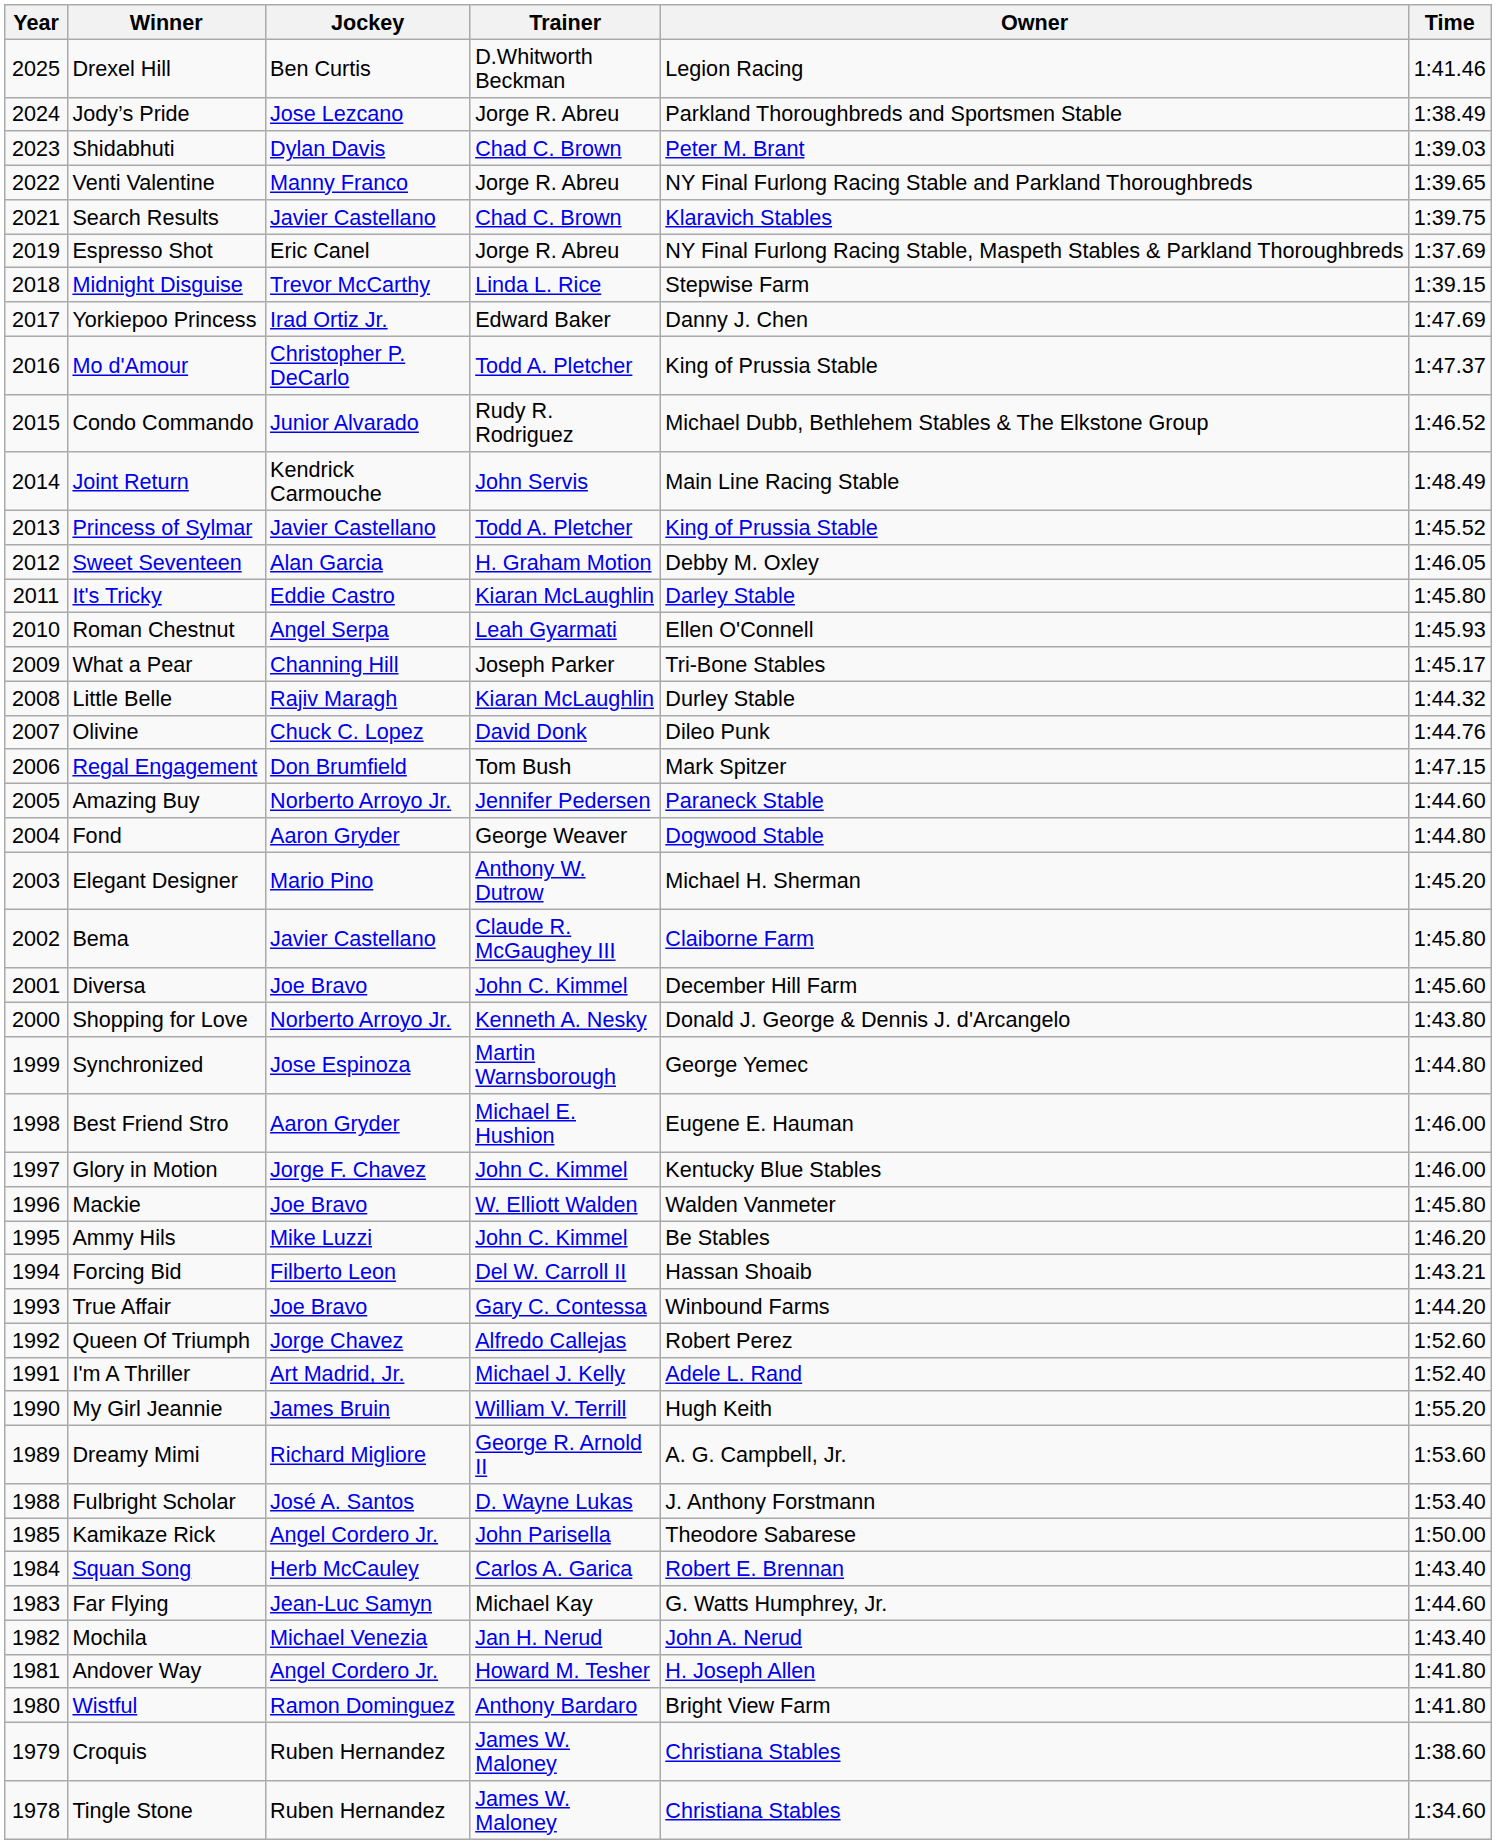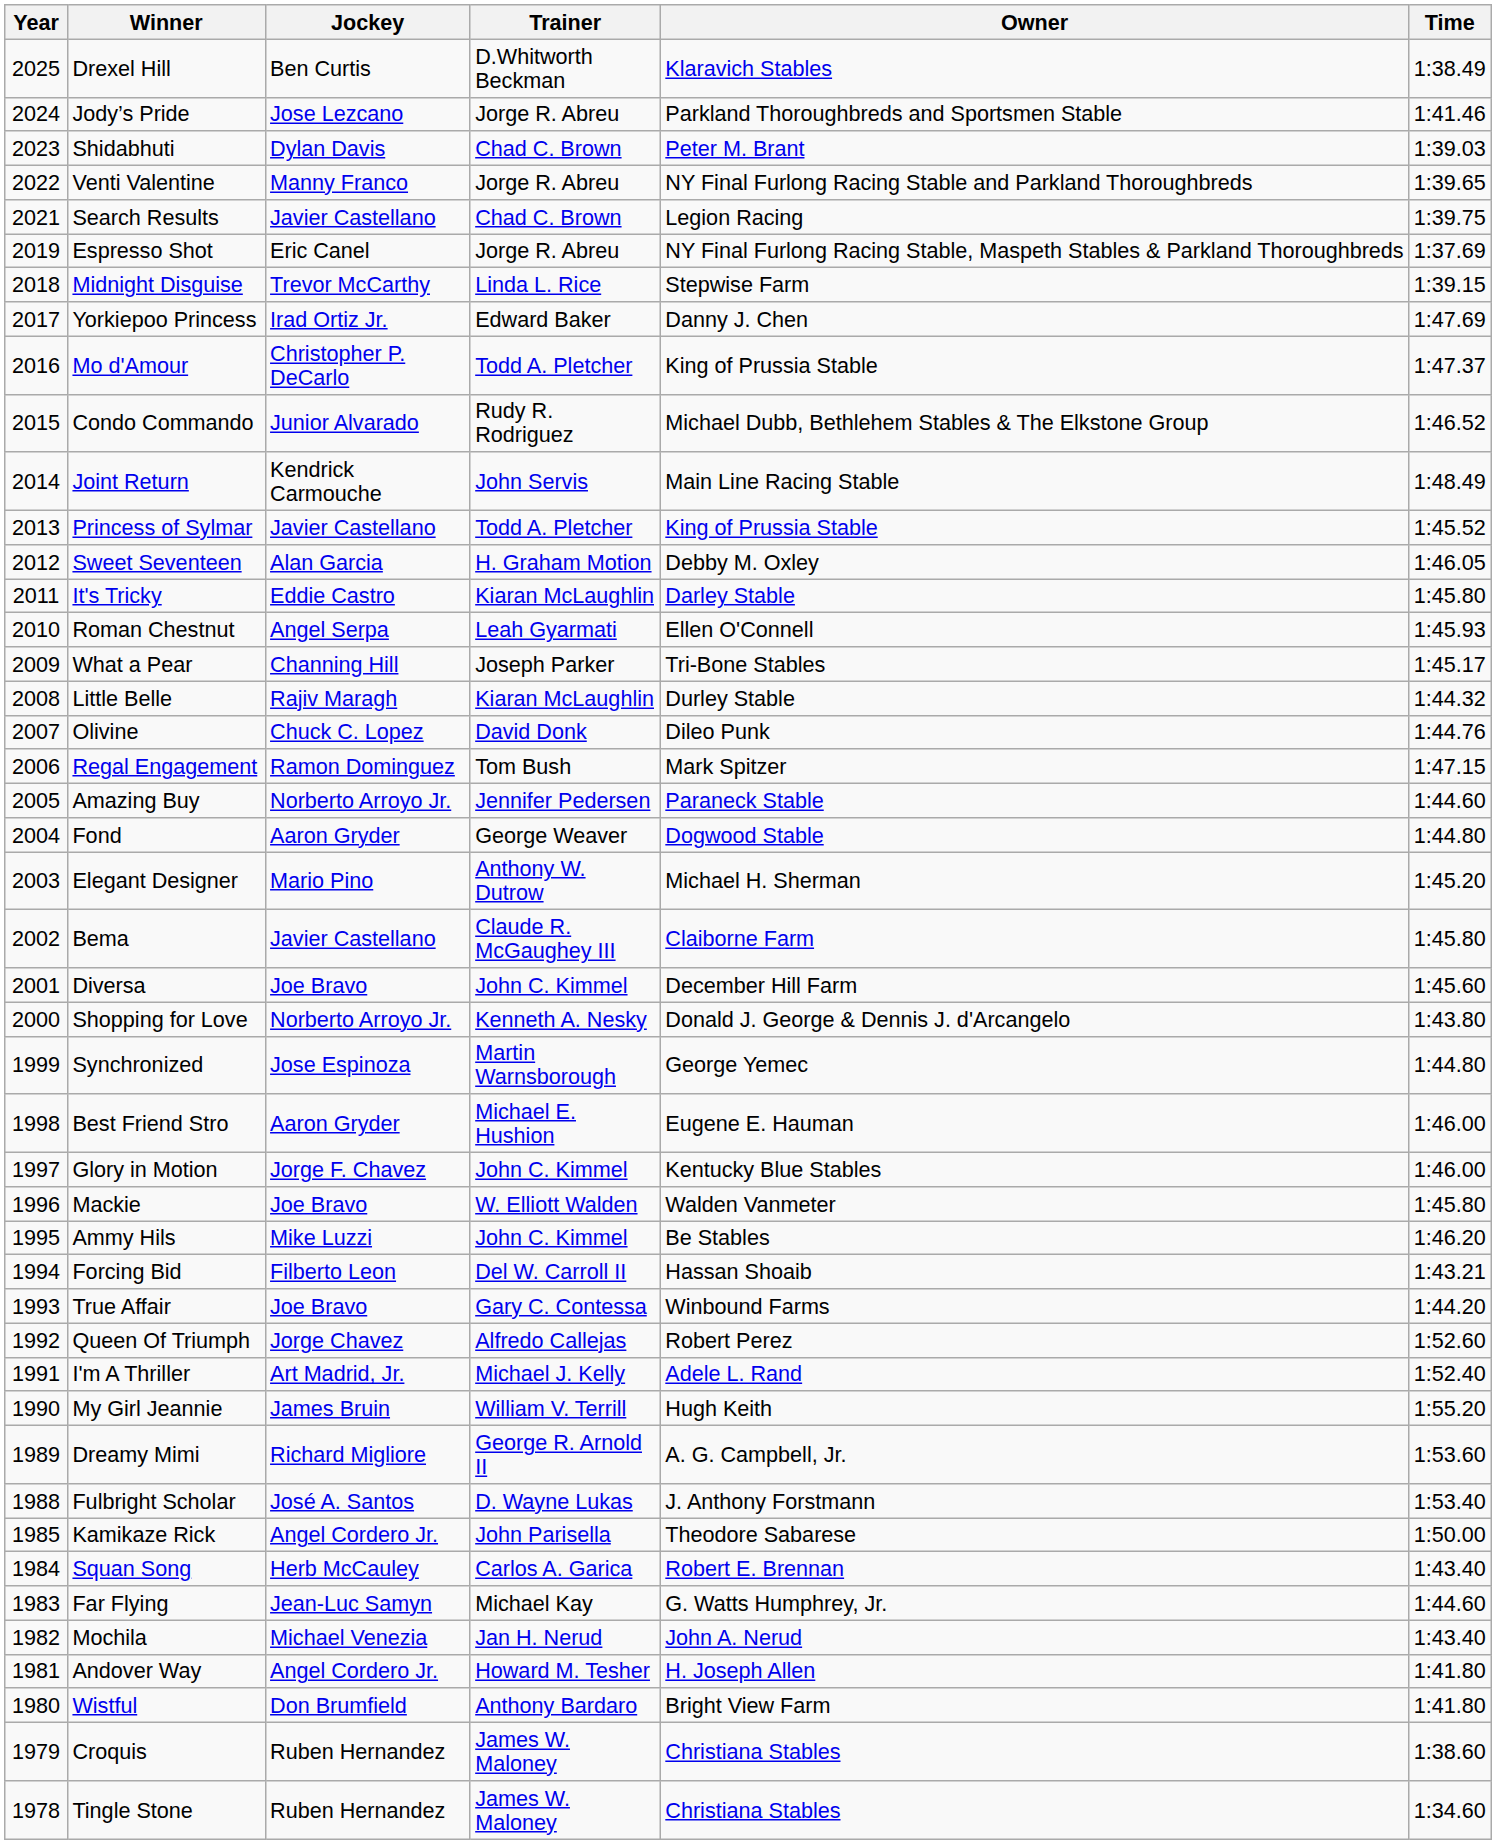(734, 68) Legion Racing -> (749, 68) Klaravich Stables
(1450, 68) 1:41.46 -> (1450, 68) 1:38.49
(1450, 114) 1:38.49 -> (1450, 114) 1:41.46
(749, 217) Klaravich Stables -> (734, 217) Legion Racing
(338, 767) Don Brumfield -> (362, 767) Ramon Dominguez
(362, 1706) Ramon Dominguez -> (338, 1706) Don Brumfield
